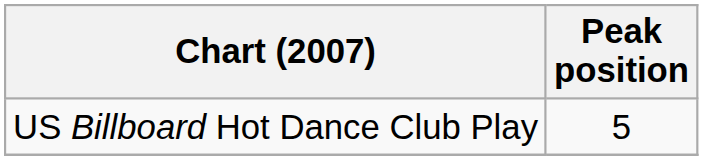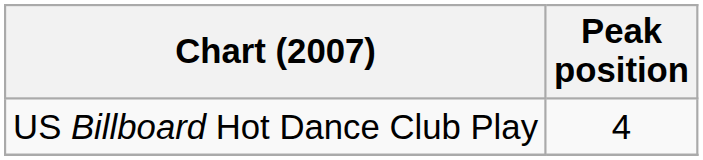(622, 126) 5 -> (622, 126) 4
